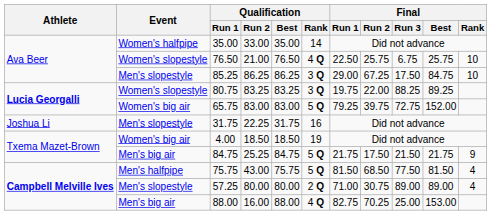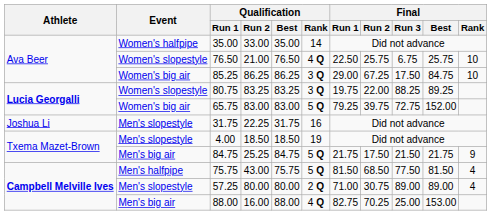(155, 76) Men's slopestyle -> (154, 76) Women's big air
(154, 139) Women's big air -> (155, 139) Men's slopestyle
